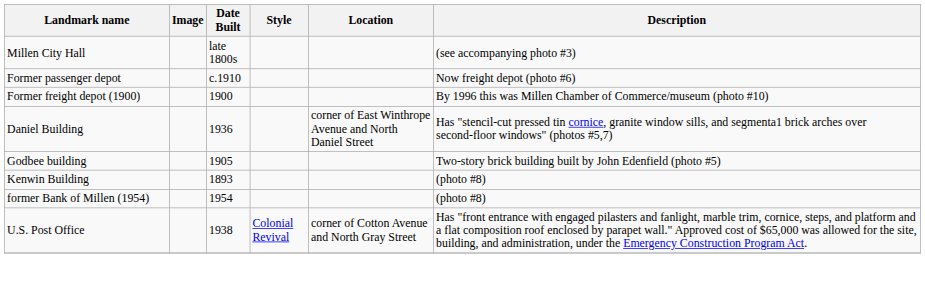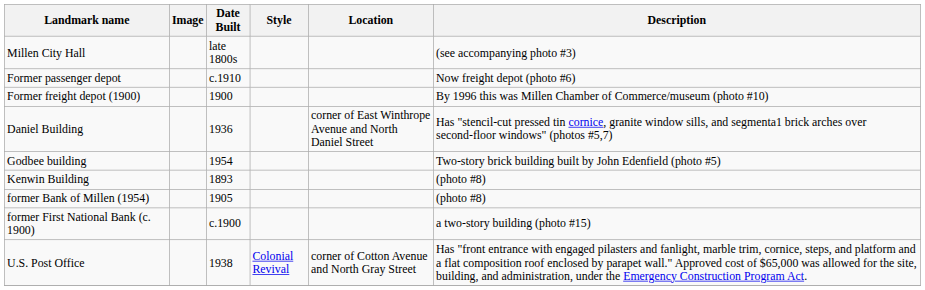(221, 161) 1905 -> (221, 161) 1954
(221, 198) 1954 -> (221, 198) 1905
+ row: (79, 224)
